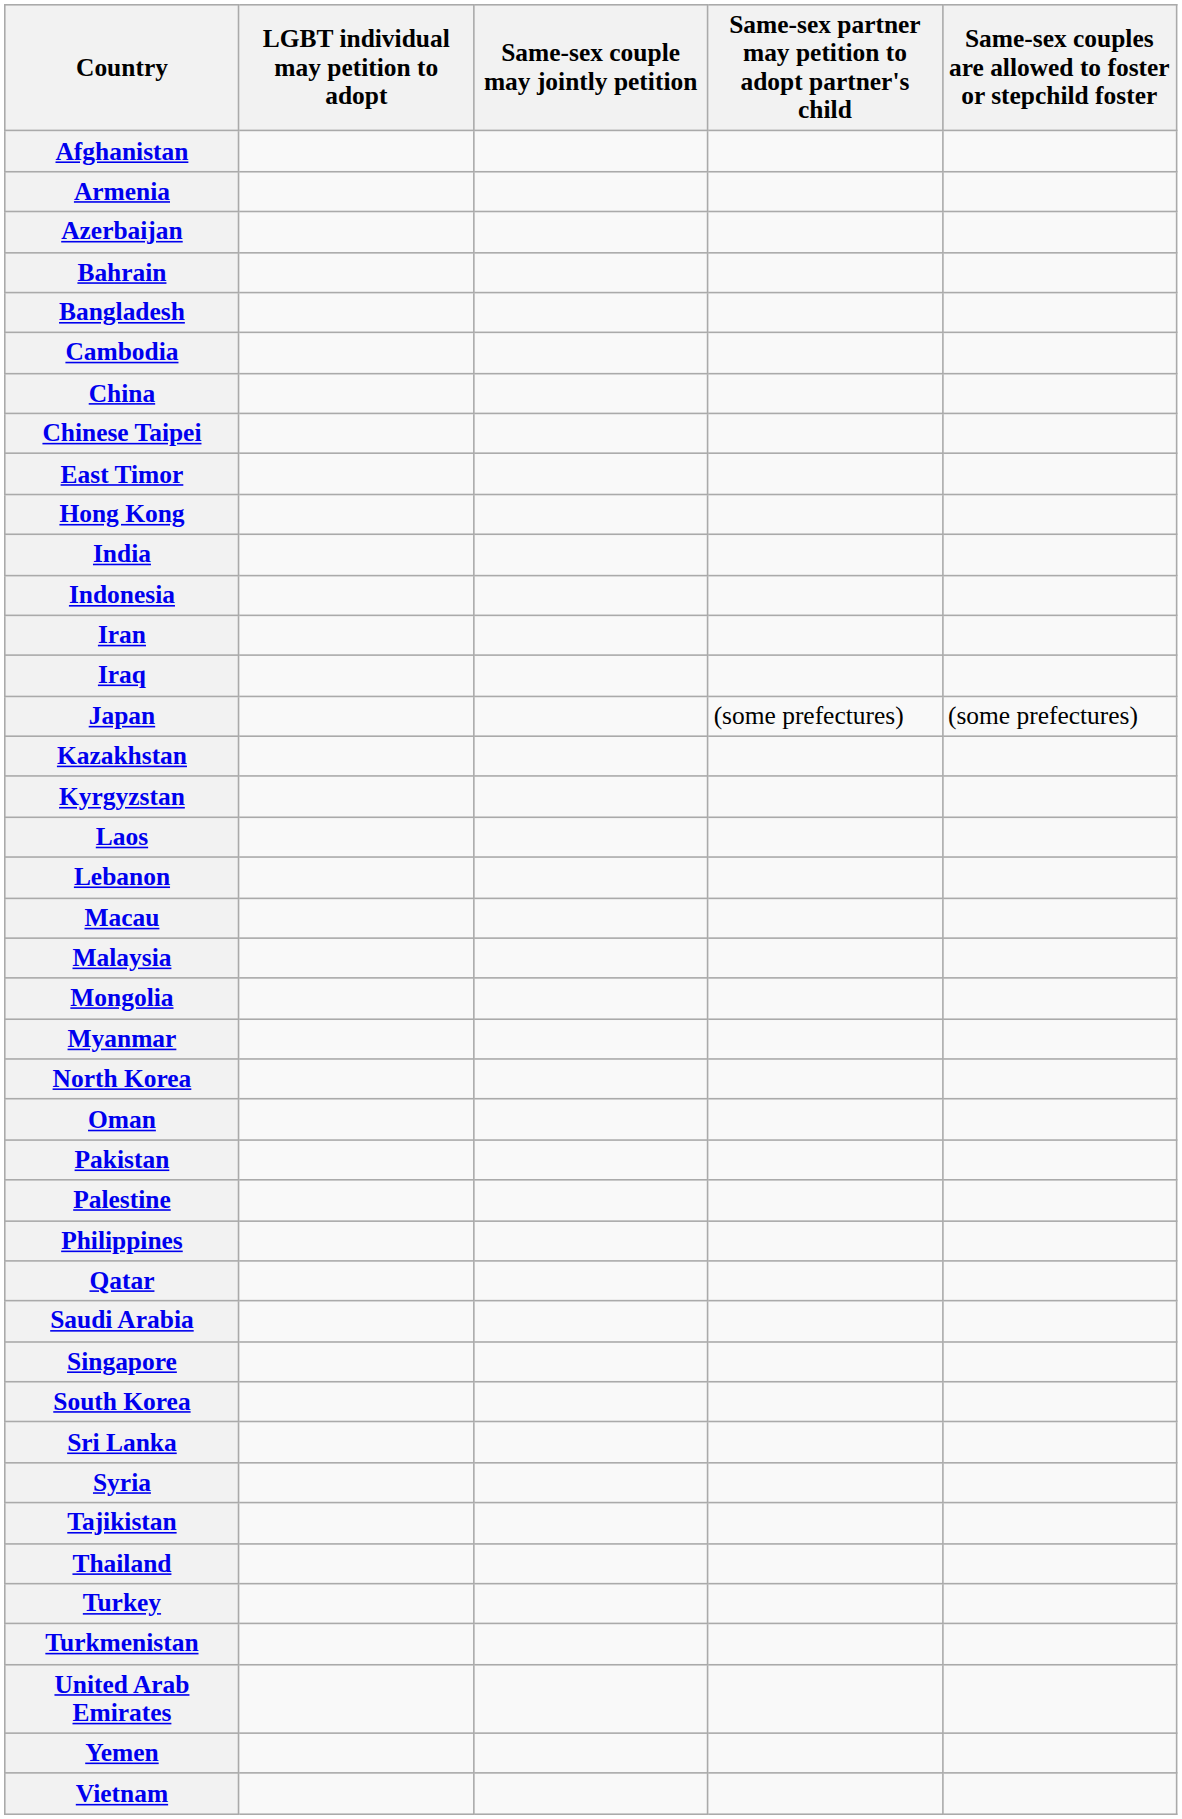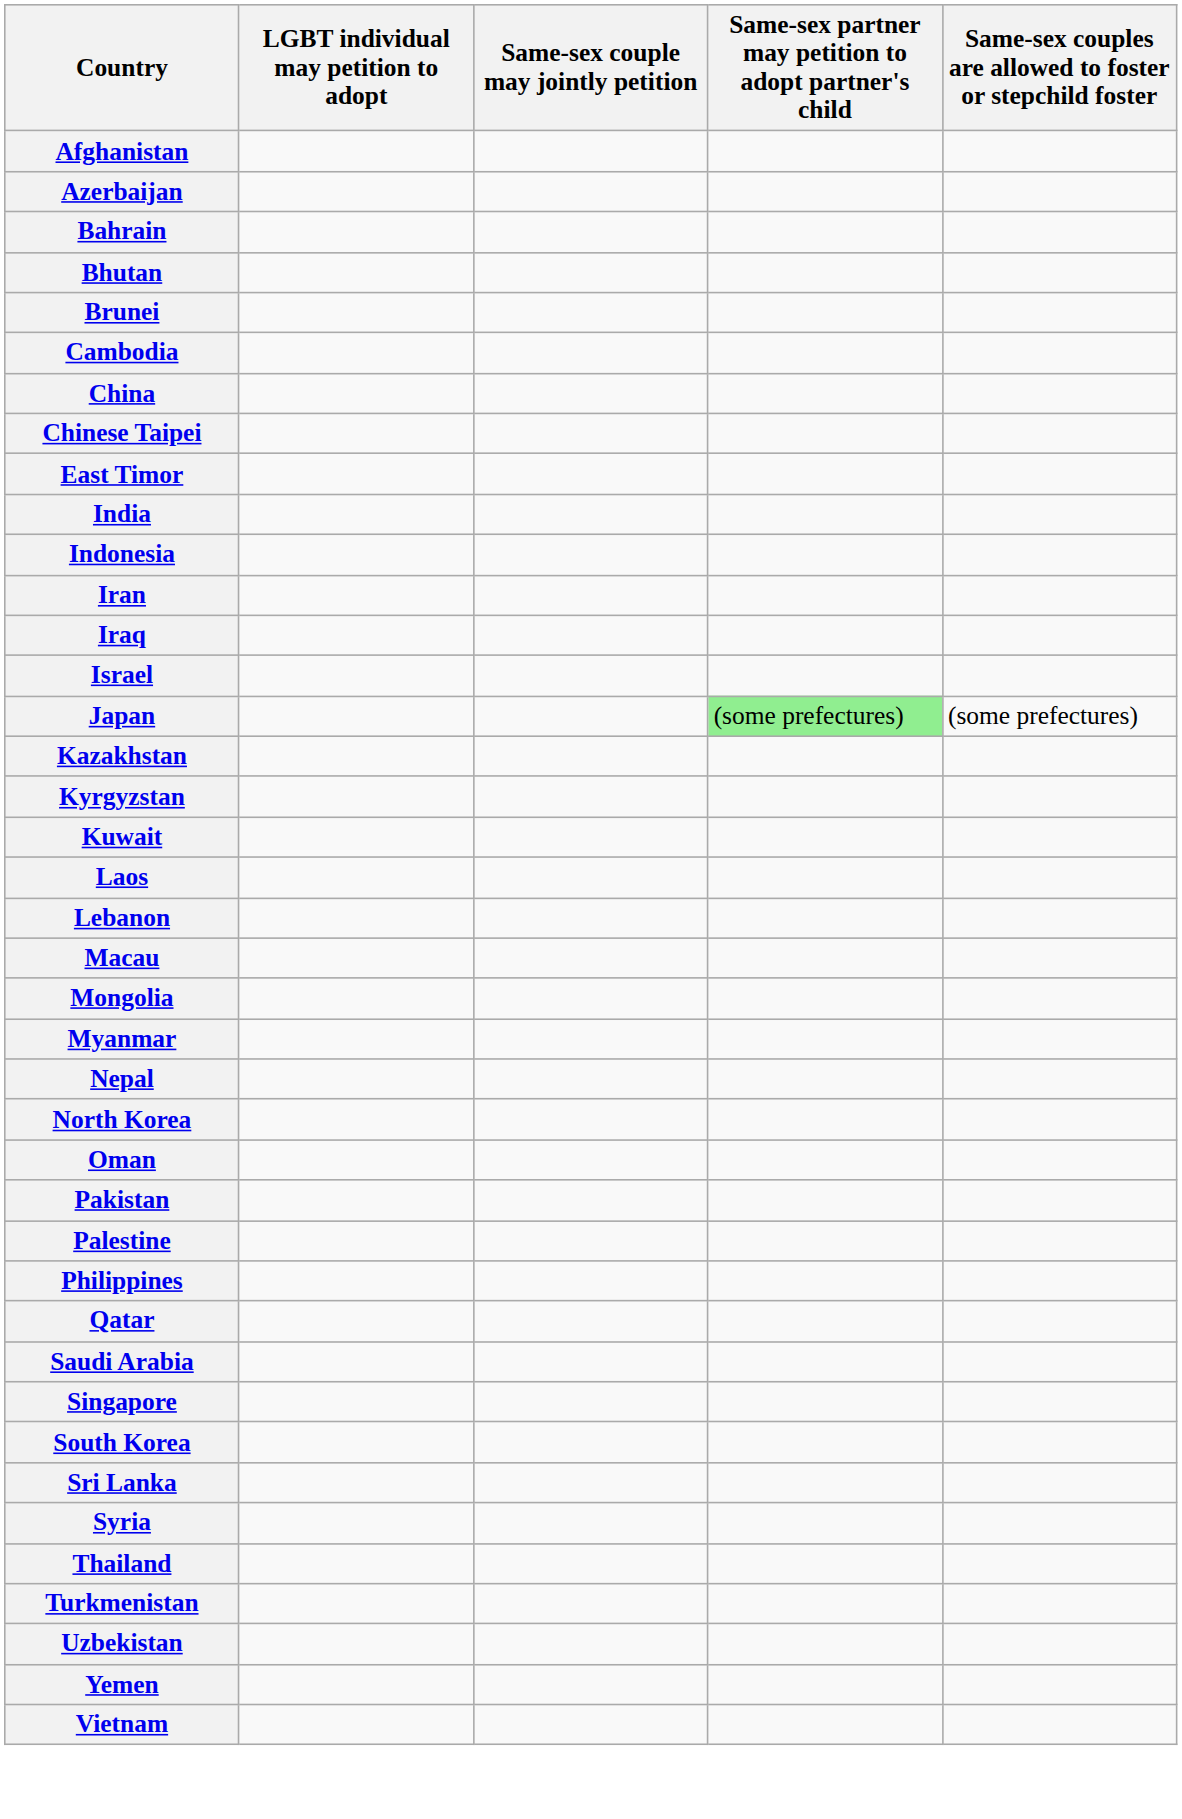- row: (122, 191)
- row: (122, 312)
+ row: (122, 271)
+ row: (122, 312)
- row: (122, 513)
+ row: (122, 675)
(809, 715) no background -> (809, 715) lightgreen background
+ row: (122, 836)
- row: (122, 957)
+ row: (122, 1078)
- row: (122, 1522)
- row: (122, 1603)
- row: (122, 1698)
+ row: (122, 1643)
